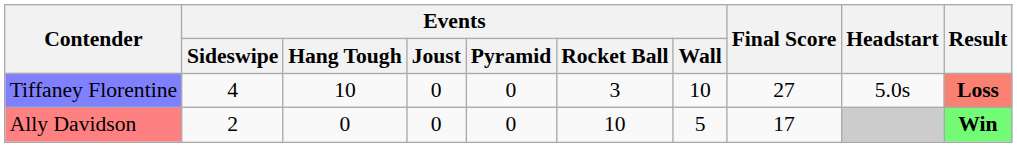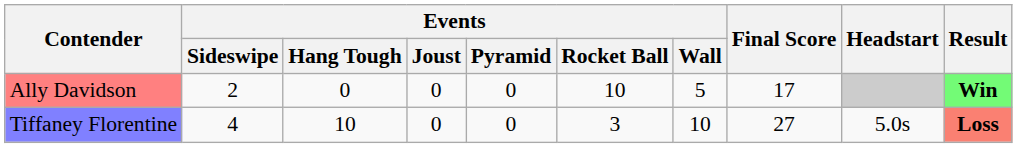rows swapped: (73, 124) <-> (93, 90)
